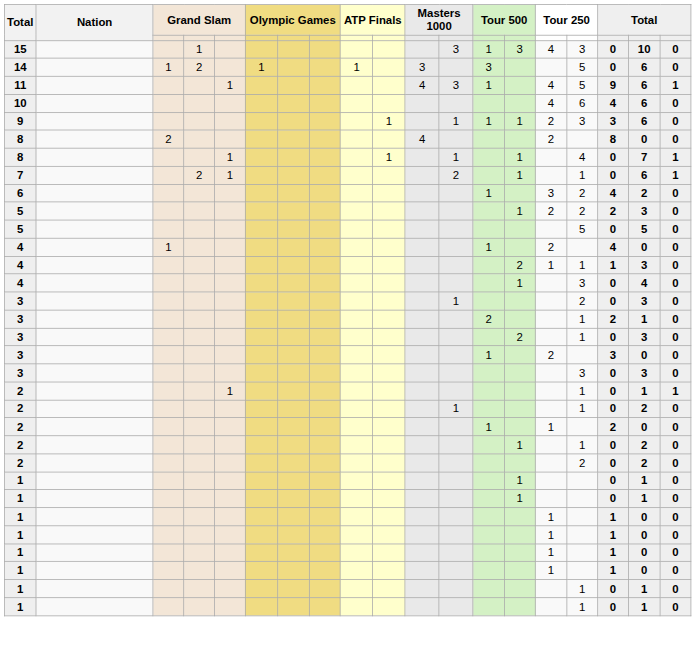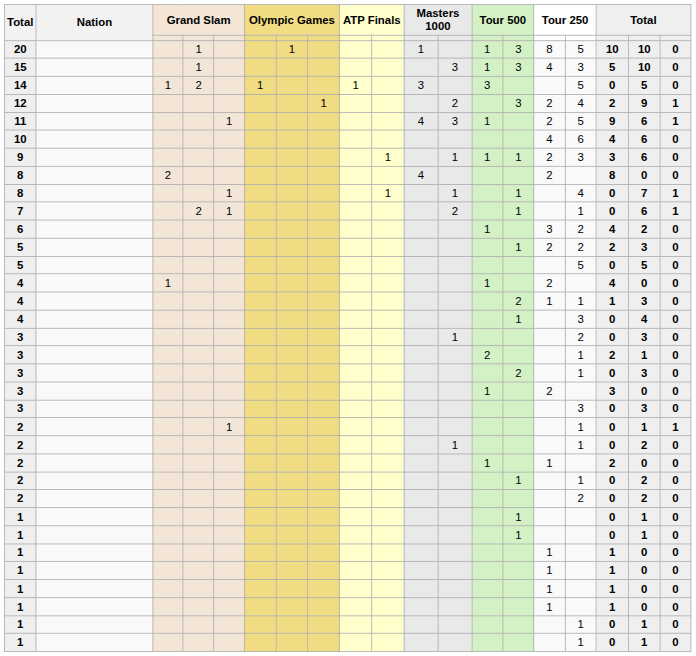+ row: (20, 50)
(613, 50) 0 -> (612, 68) 5
(644, 68) 6 -> (644, 86) 5
+ row: (20, 104)
(551, 86) 4 -> (550, 122) 2
